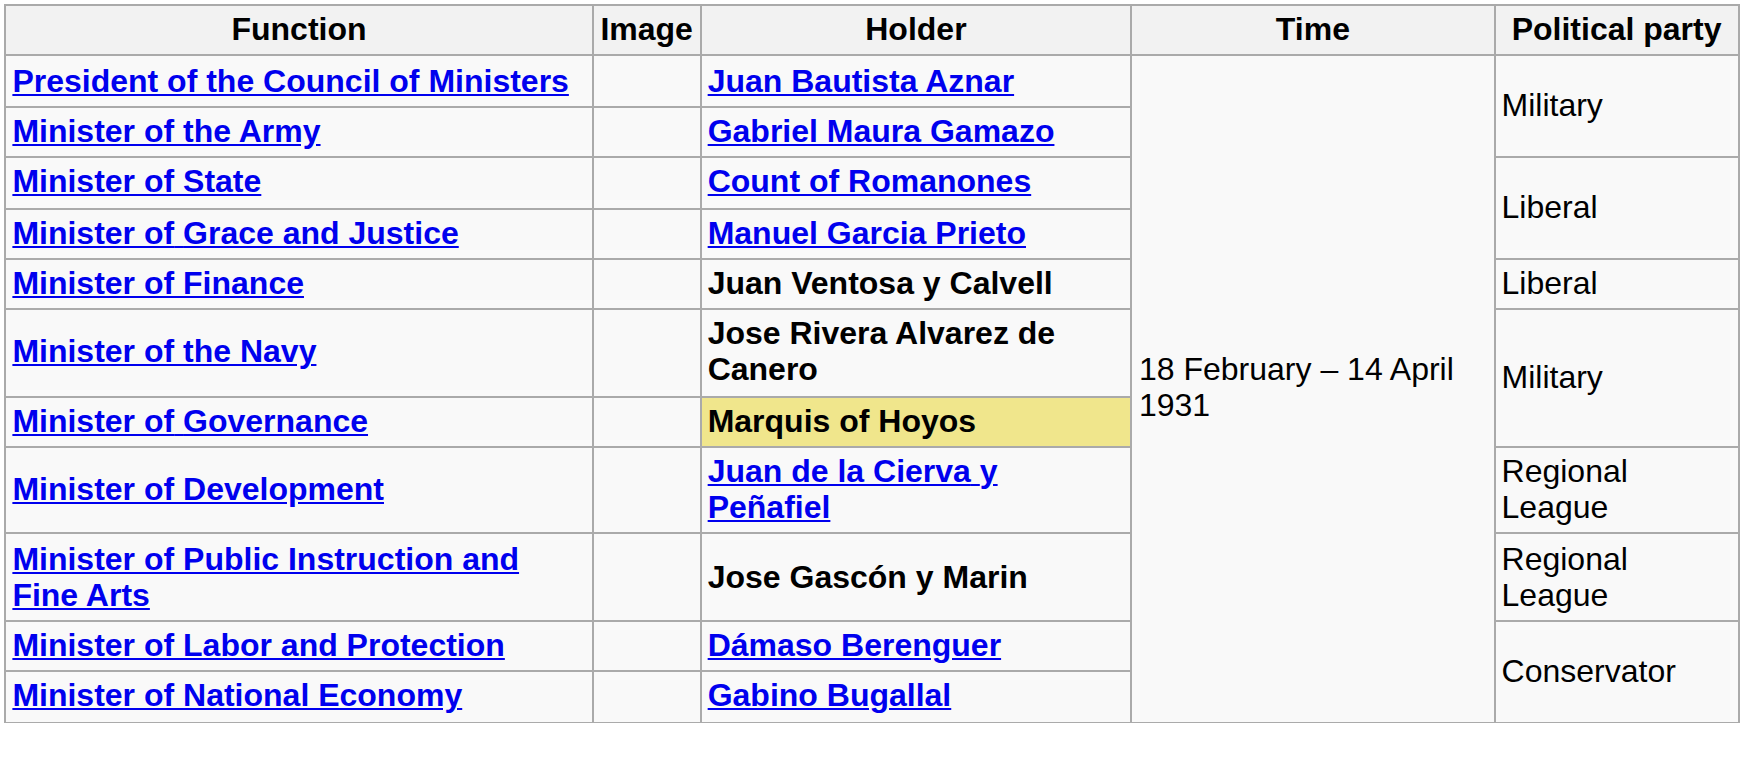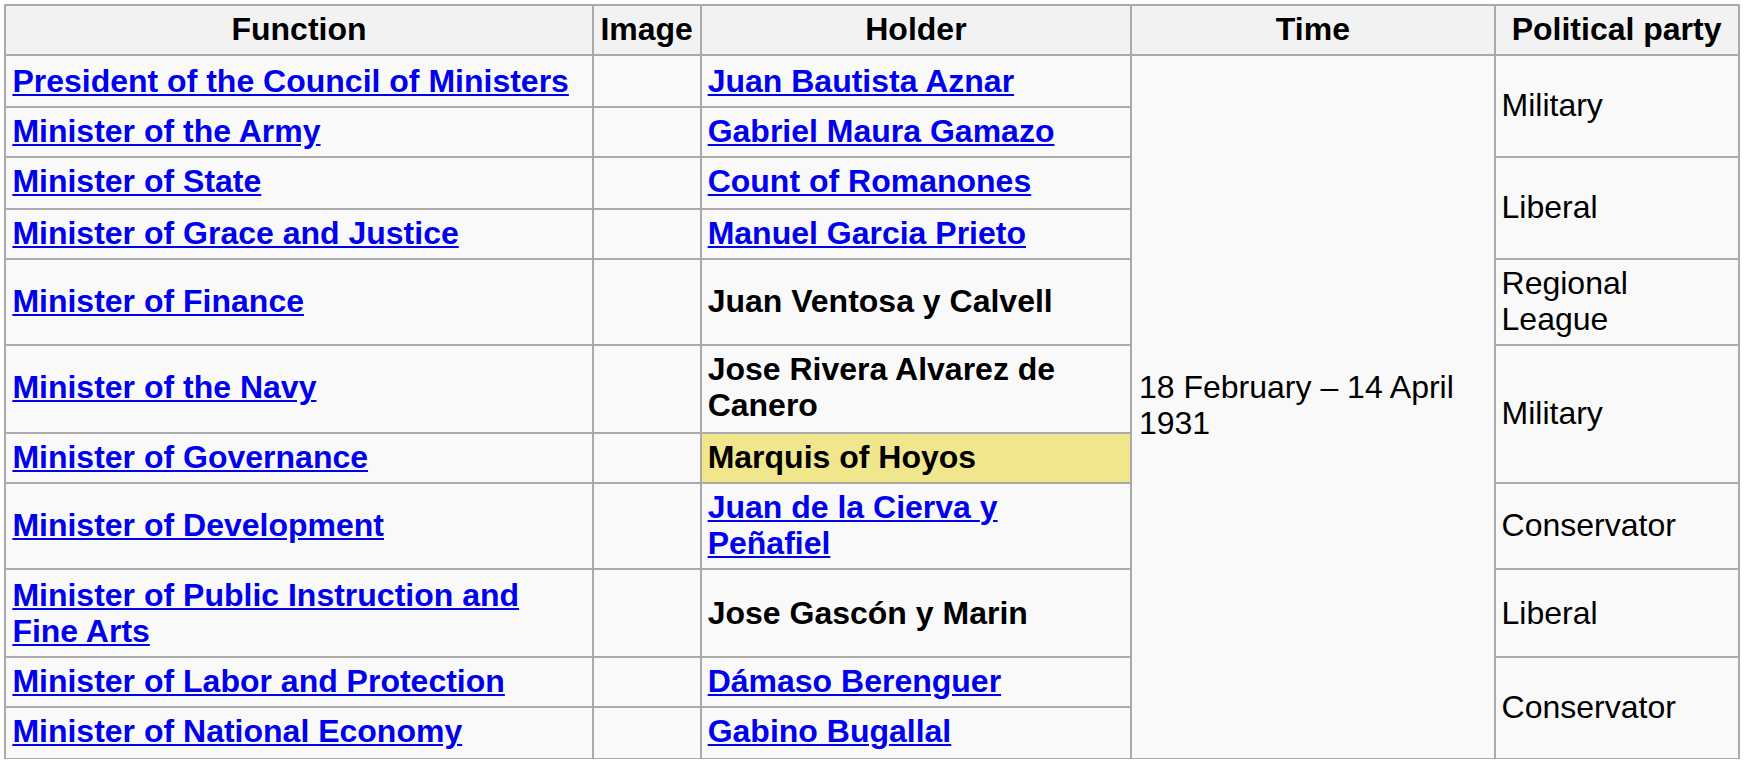(1550, 283) Liberal -> (1565, 301) Regional League
(1565, 489) Regional League -> (1589, 525) Conservator
(1565, 576) Regional League -> (1550, 612) Liberal
